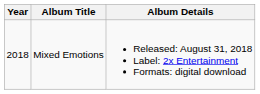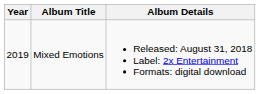(18, 54) 2018 -> (18, 54) 2019
